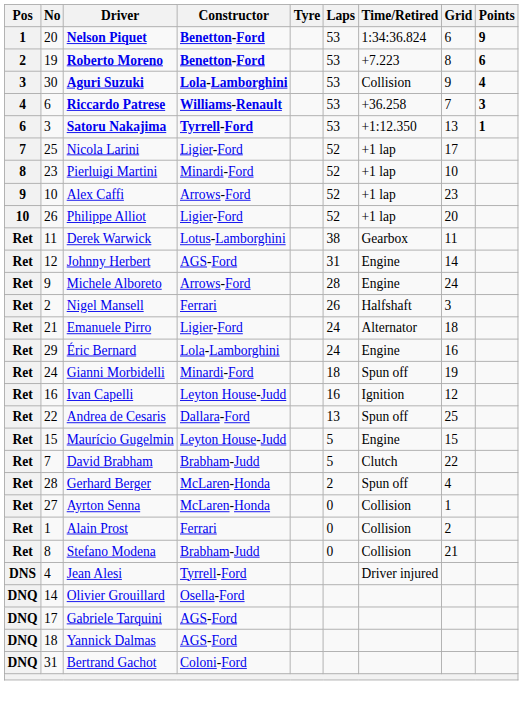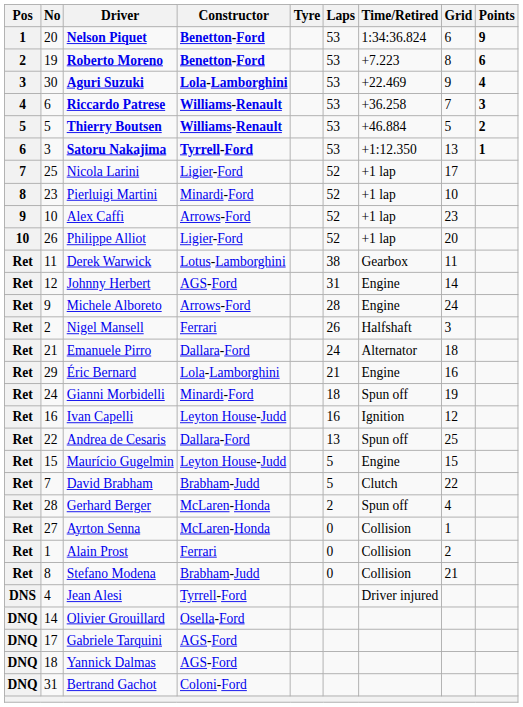(386, 82) Collision -> (384, 82) +22.469
+ row: (114, 127)
(211, 328) Ligier-Ford -> (215, 350) Dallara-Ford
(333, 350) 24 -> (333, 372) 21
